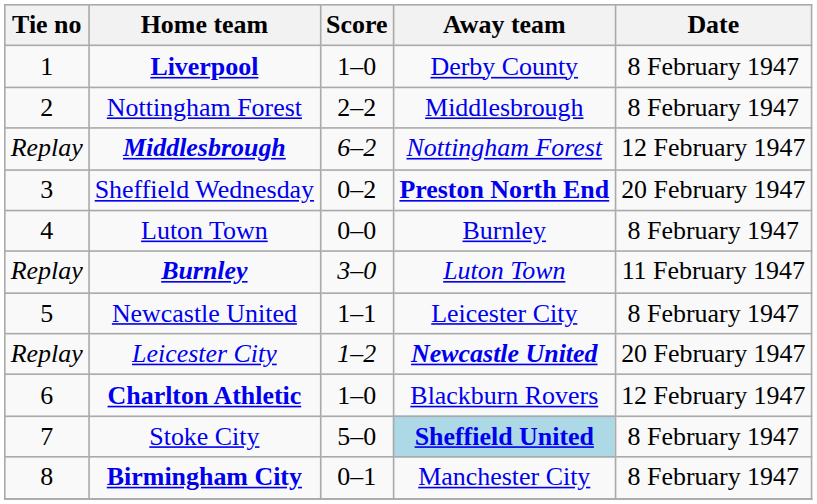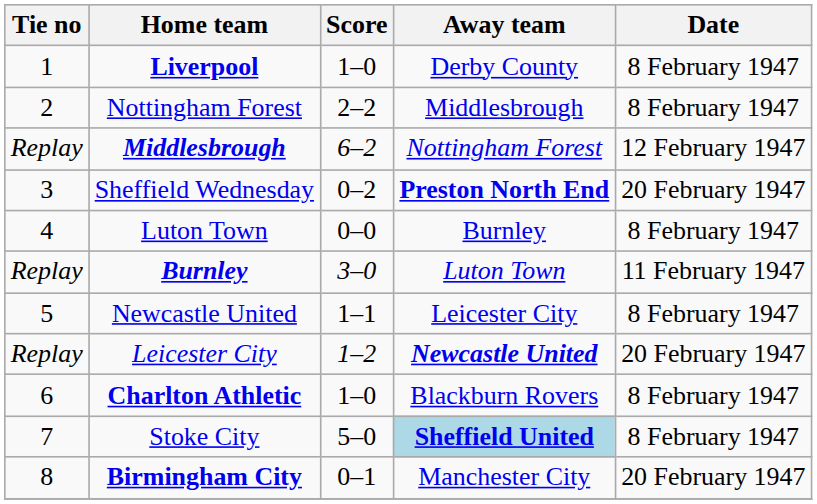(713, 395) 12 February 1947 -> (713, 395) 8 February 1947
(713, 477) 8 February 1947 -> (713, 477) 20 February 1947
